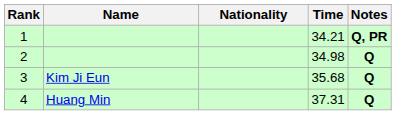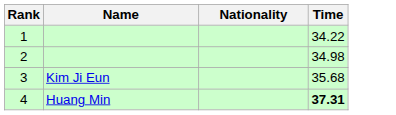- column: (369, 15)
(328, 36) 34.21 -> (328, 36) 34.22
(328, 99) normal -> (328, 99) bold
